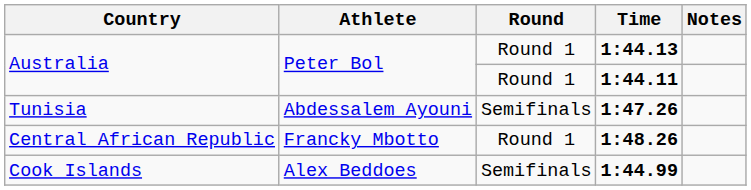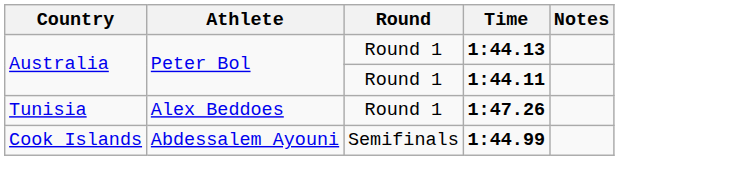(378, 110) Abdessalem Ayouni -> (217, 110) Alex Beddoes
(536, 110) Semifinals -> (403, 110) Round 1
- row: (639, 140)
(350, 170) Alex Beddoes -> (245, 140) Abdessalem Ayouni
